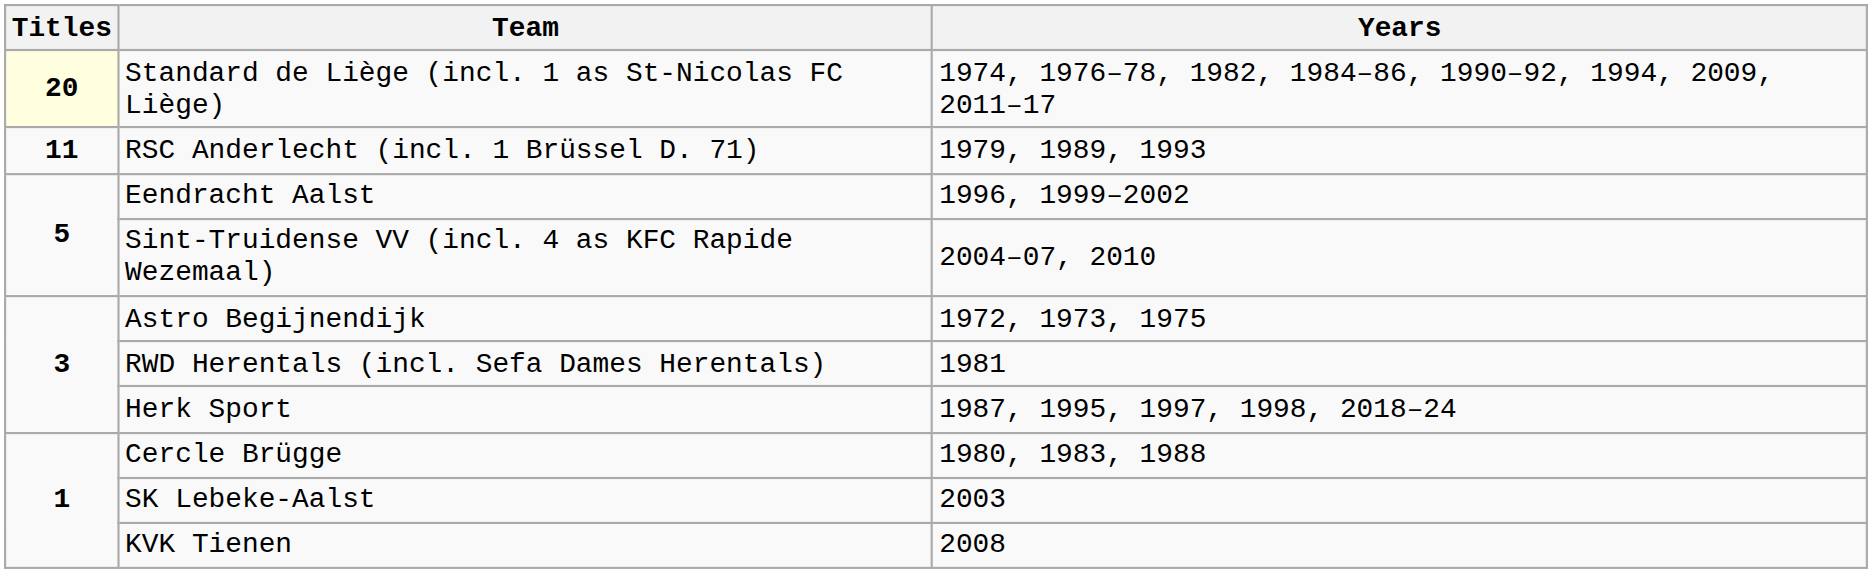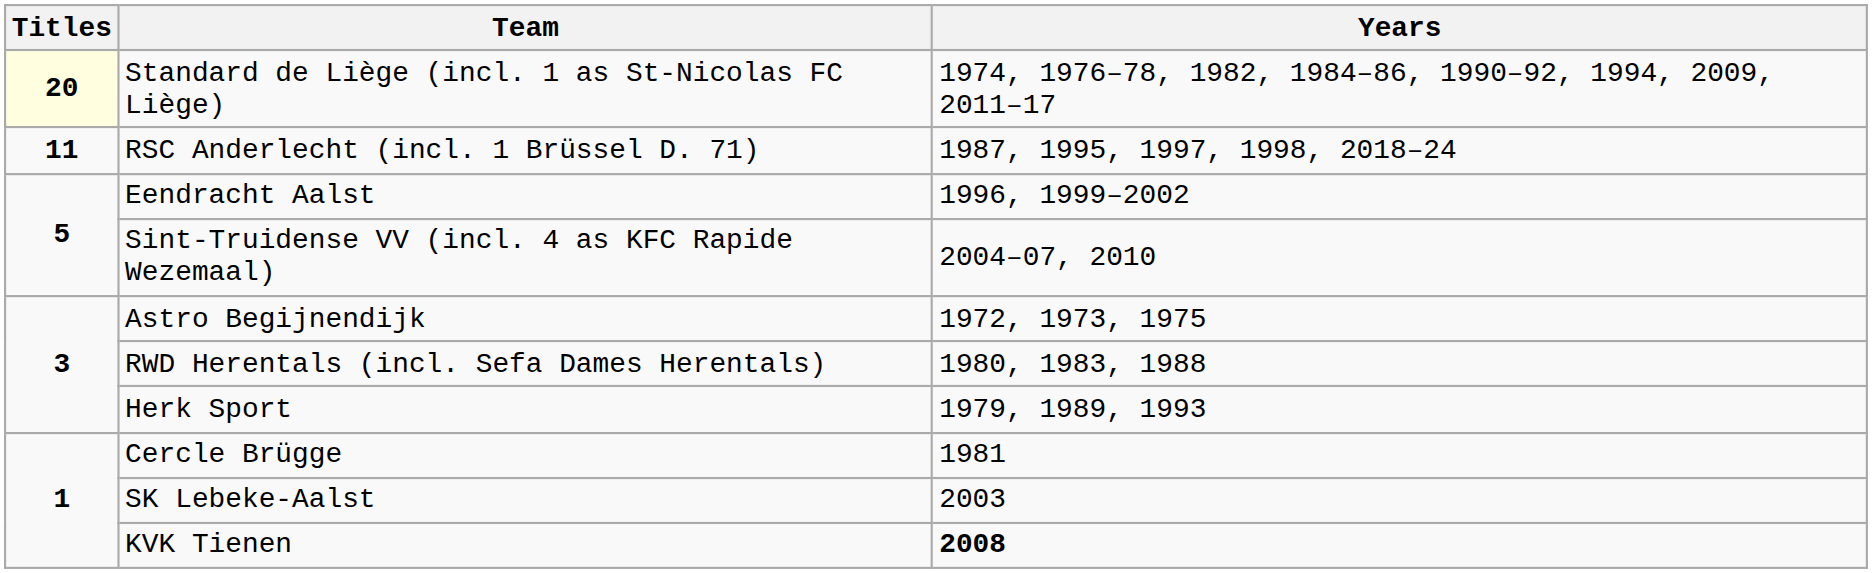(1073, 151) 1979, 1989, 1993 -> (1198, 151) 1987, 1995, 1997, 1998, 2018–24
(973, 364) 1981 -> (1073, 364) 1980, 1983, 1988
(1198, 409) 1987, 1995, 1997, 1998, 2018–24 -> (1073, 409) 1979, 1989, 1993
(1073, 455) 1980, 1983, 1988 -> (973, 455) 1981
(973, 545) normal -> (973, 545) bold
